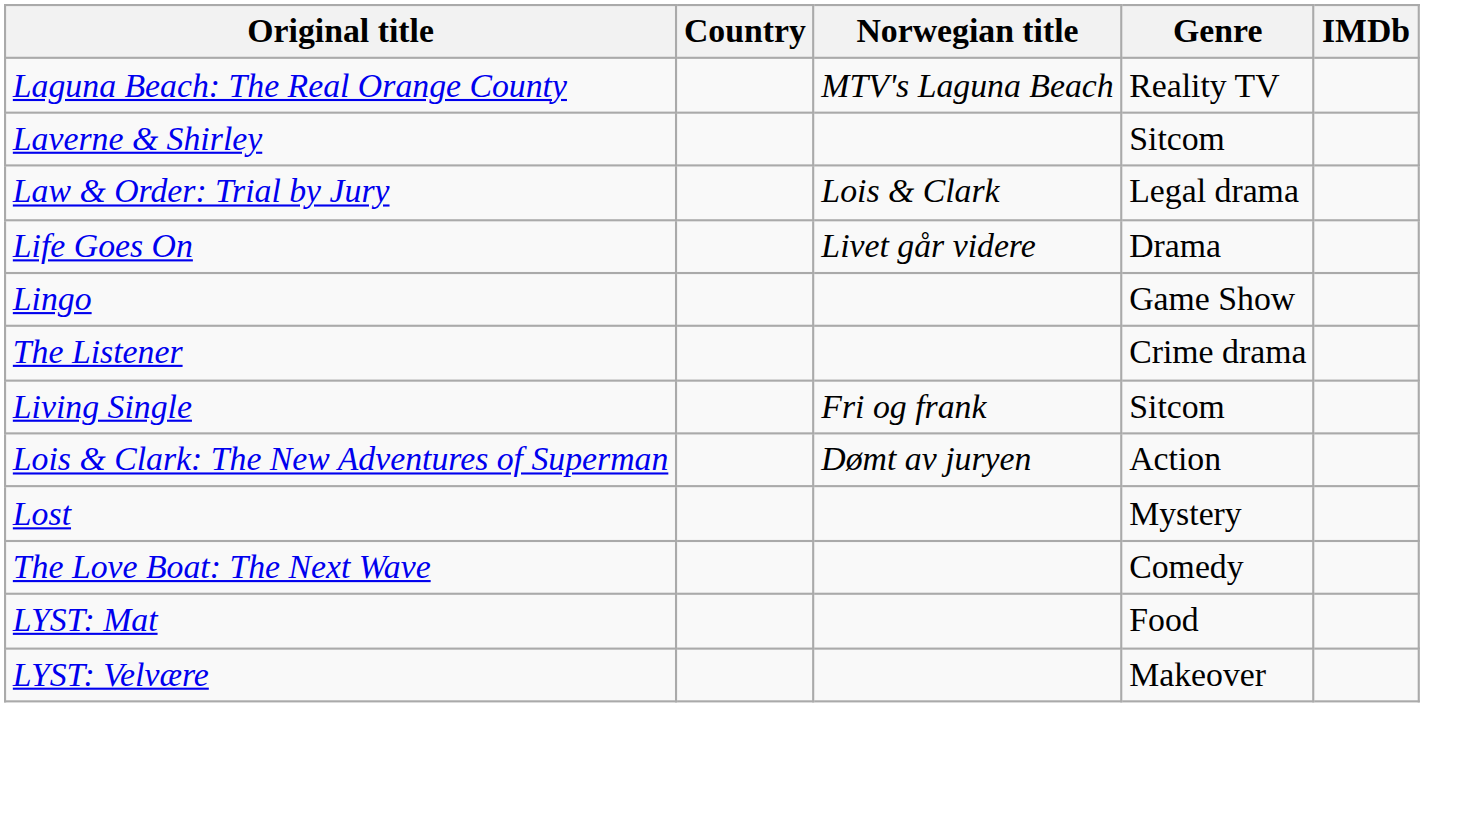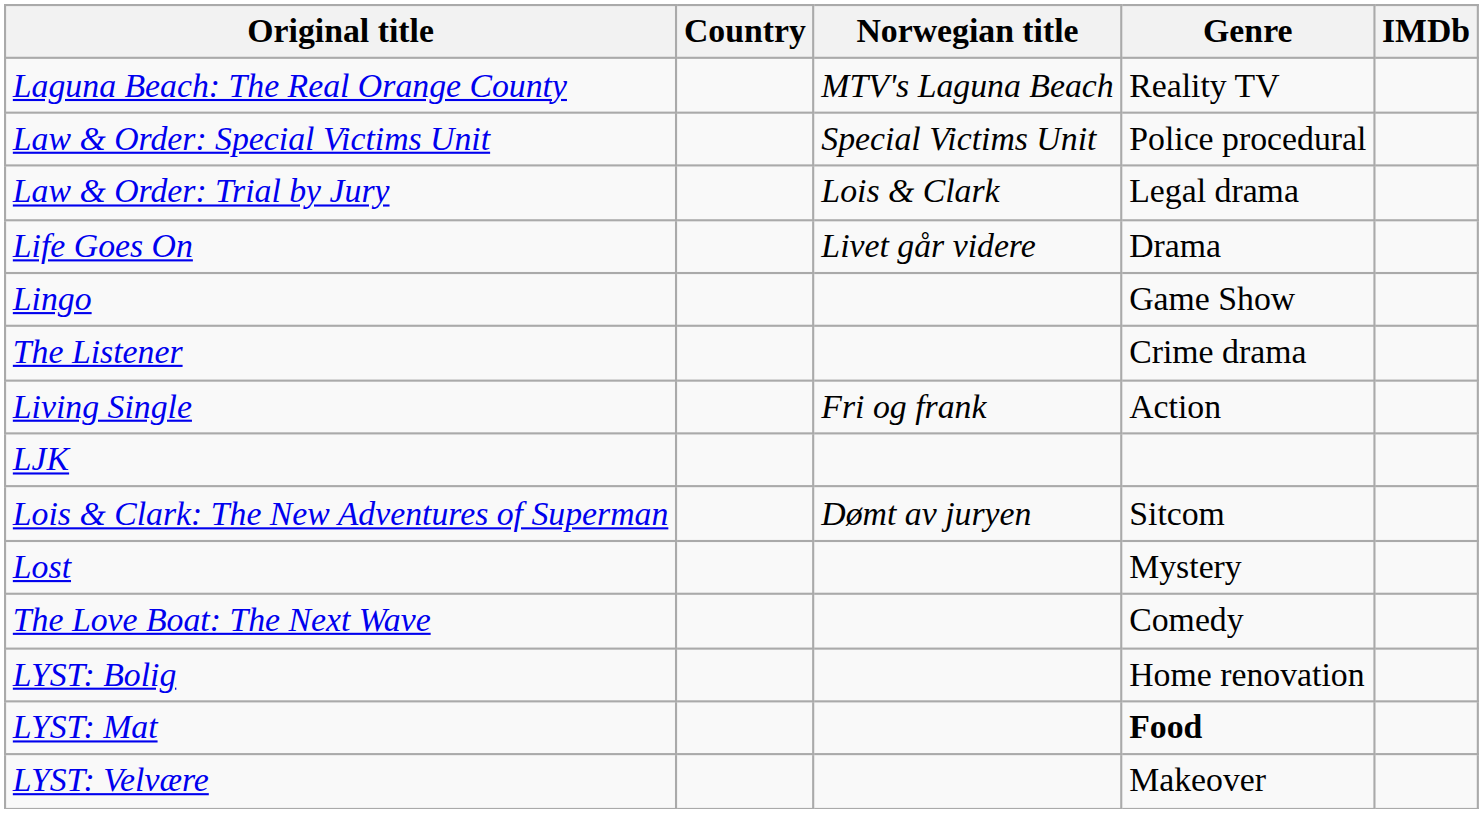- row: (138, 138)
+ row: (251, 138)
(1177, 406) Sitcom -> (1175, 406) Action
+ row: (41, 459)
(1175, 459) Action -> (1177, 513) Sitcom
+ row: (95, 673)
(1164, 620) normal -> (1166, 727) bold
